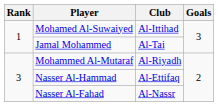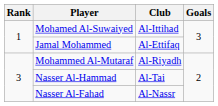(151, 45) Al-Tai -> (159, 45) Al-Ettifaq
(159, 77) Al-Ettifaq -> (151, 77) Al-Tai
